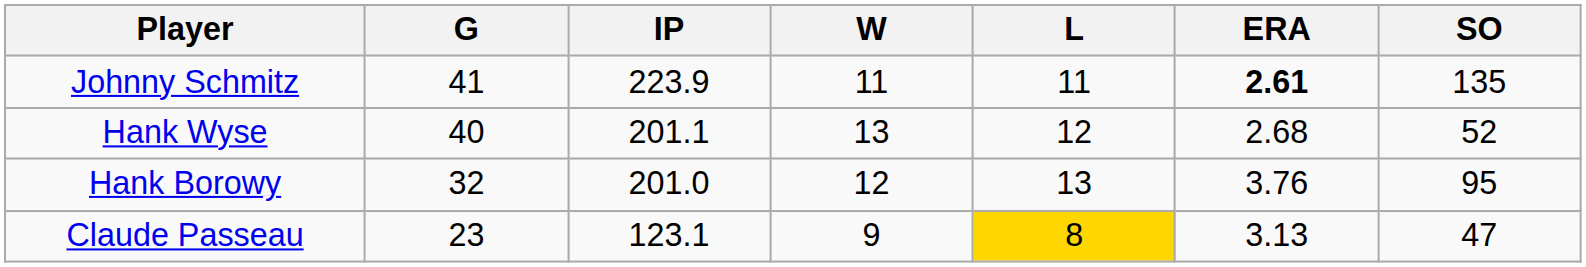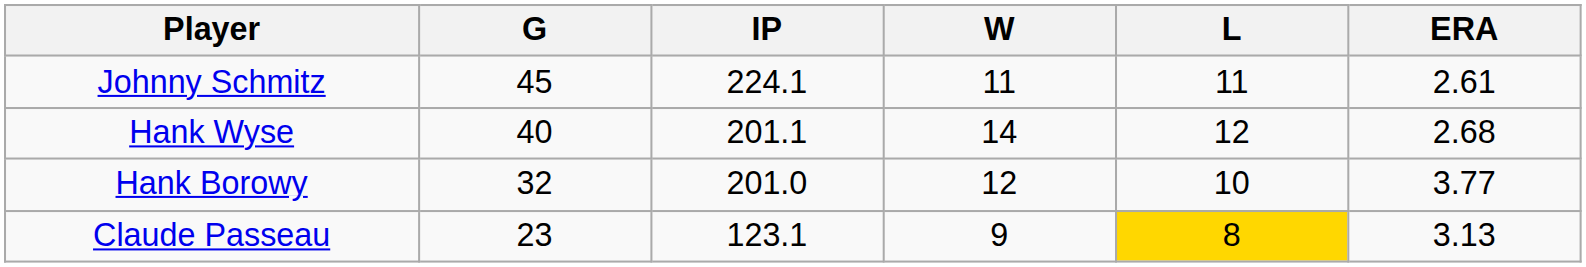- column: (1479, 30)
(466, 81) 41 -> (534, 81) 45
(669, 81) 223.9 -> (767, 81) 224.1
(1277, 81) bold -> (1464, 81) normal
(872, 132) 13 -> (999, 132) 14
(1074, 183) 13 -> (1232, 183) 10
(1277, 183) 3.76 -> (1464, 183) 3.77
